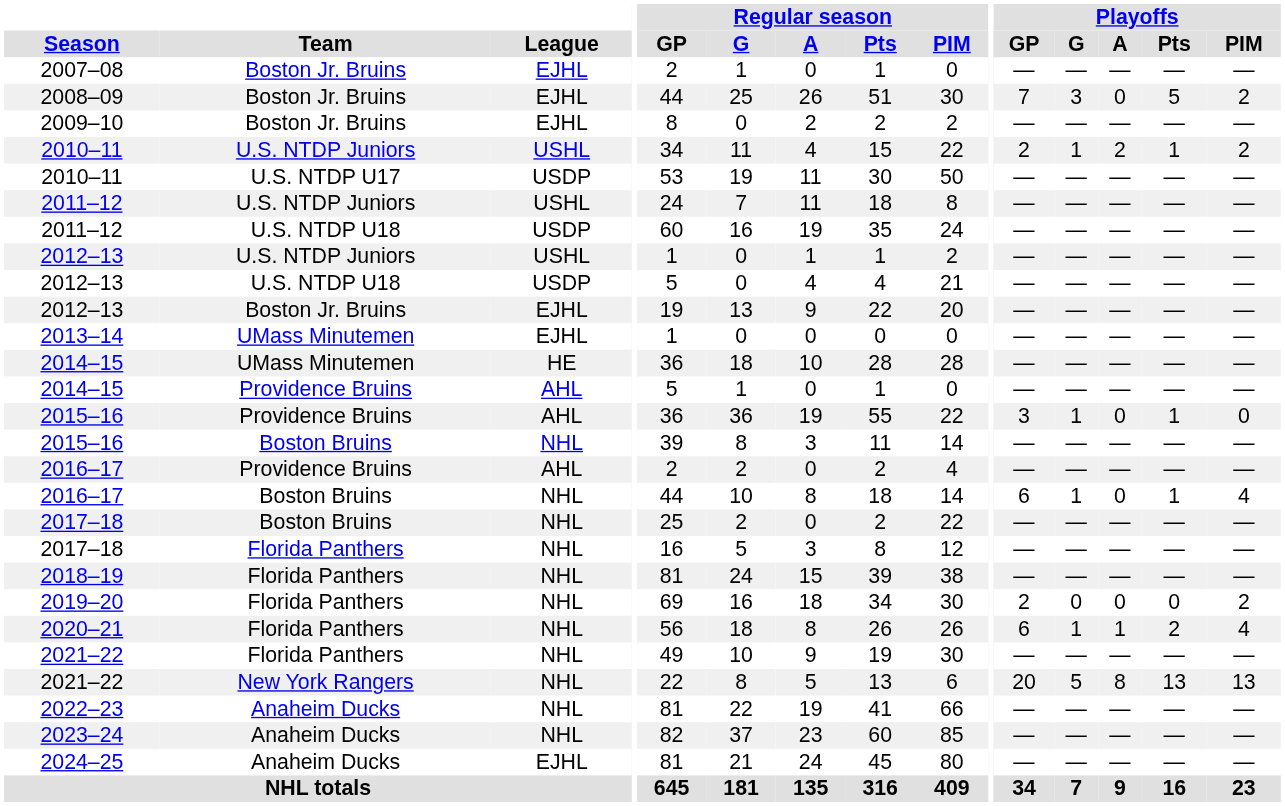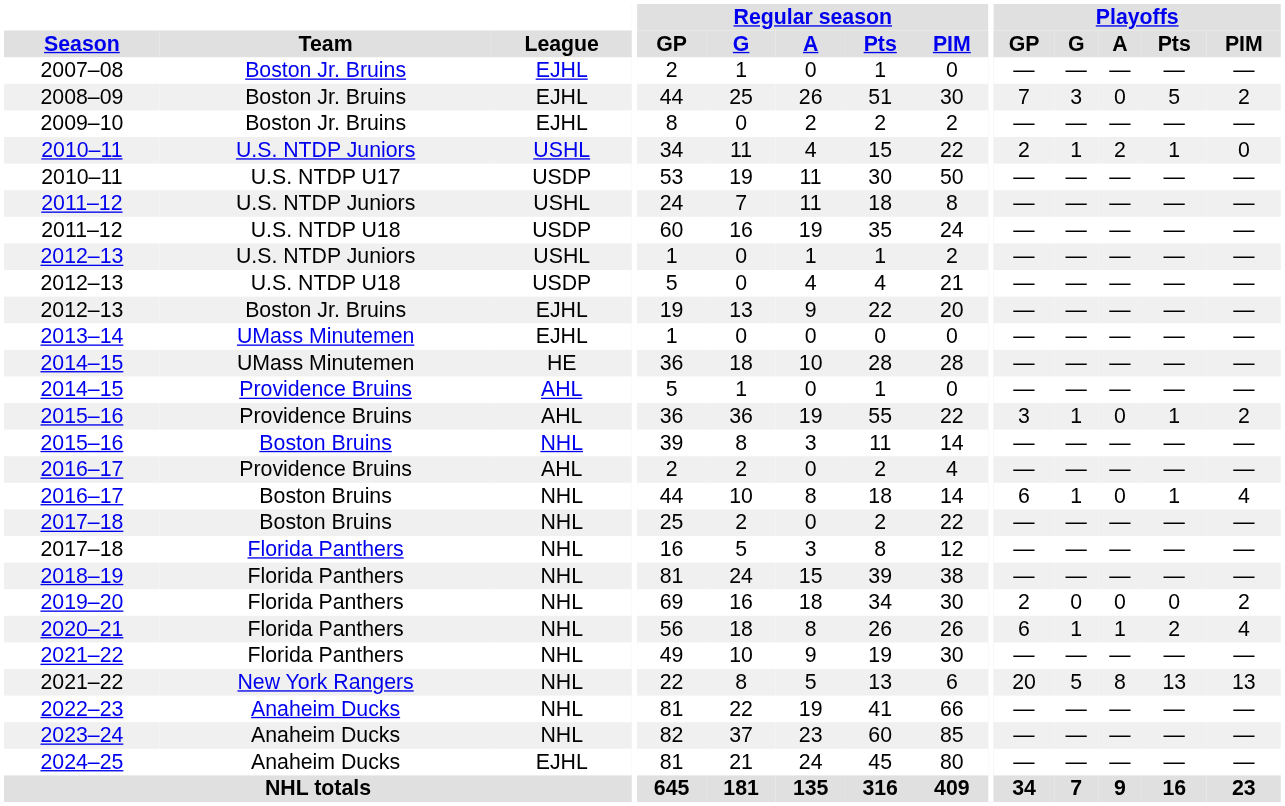(1244, 150) 2 -> (1244, 150) 0
(1244, 416) 0 -> (1244, 416) 2
